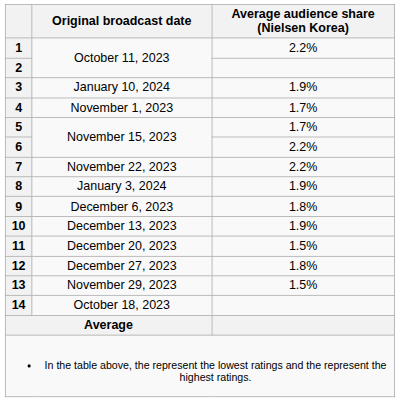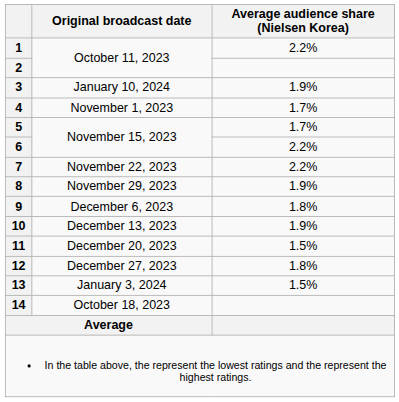(122, 186) January 3, 2024 -> (122, 186) November 29, 2023
(122, 285) November 29, 2023 -> (122, 285) January 3, 2024
